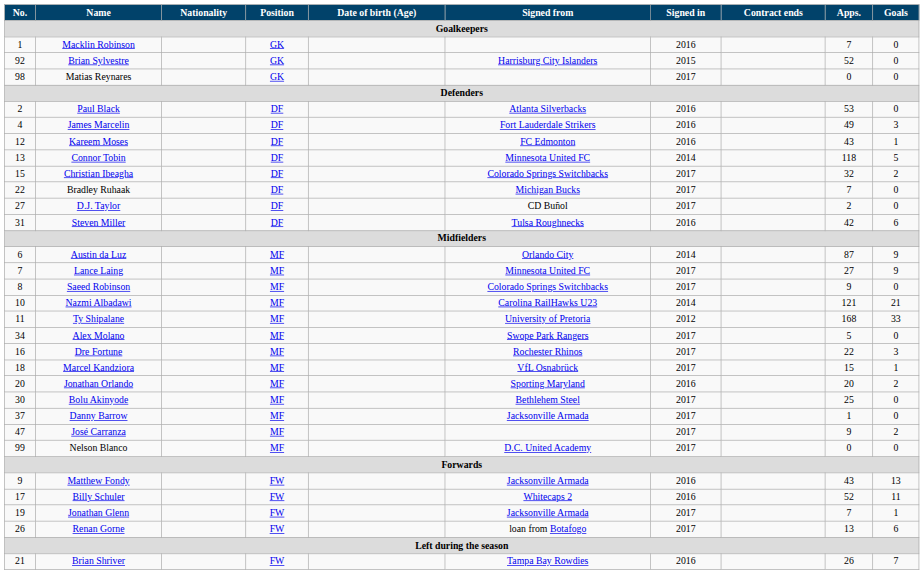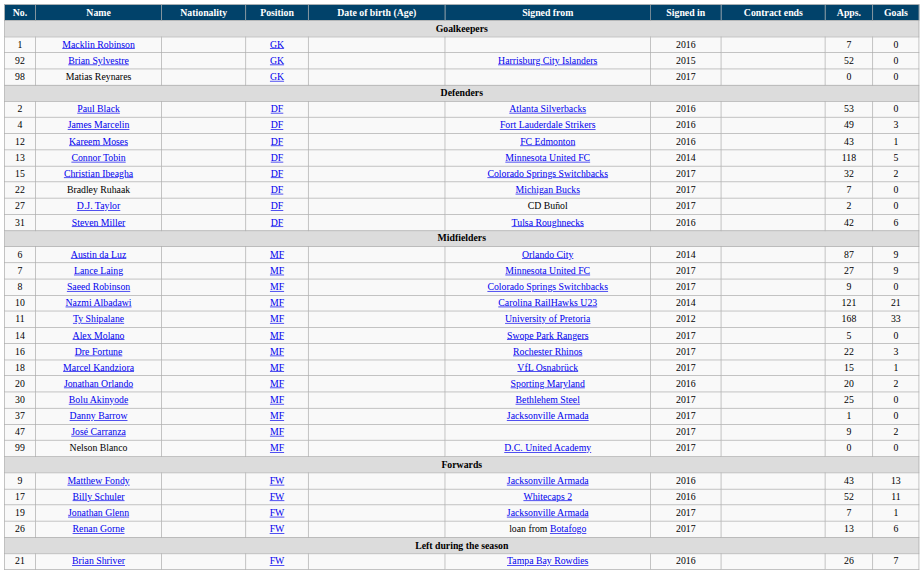(20, 335) 34 -> (20, 335) 14
